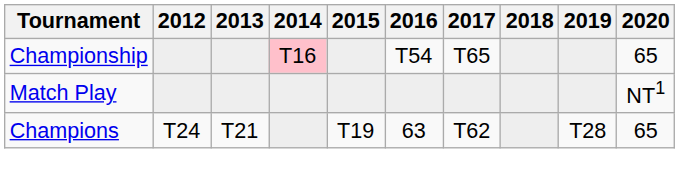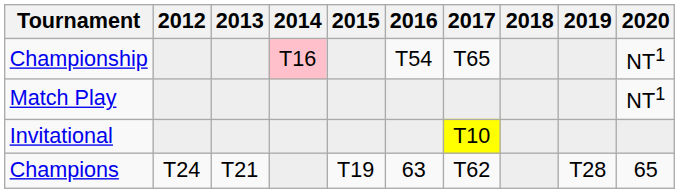(646, 55) 65 -> (646, 58) NT1
+ row: (61, 136)
